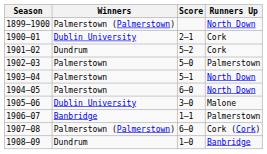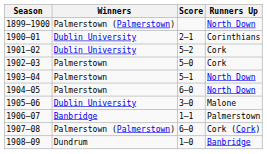(217, 37) Cork -> (234, 37) Corinthians
(71, 50) Dundrum -> (95, 50) Dublin University
(234, 63) Palmerstown -> (217, 63) Cork
